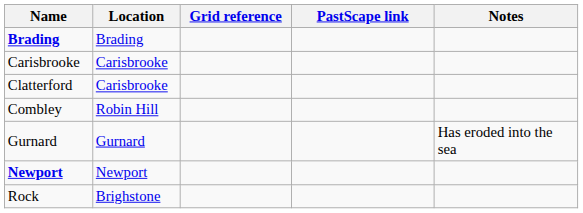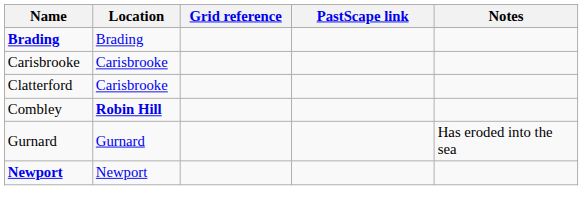(127, 109) normal -> (129, 109) bold
- row: (23, 196)
